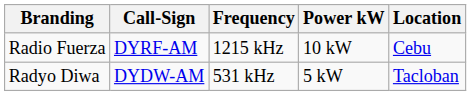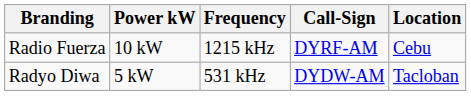columns swapped: (159, 18) <-> (344, 18)
